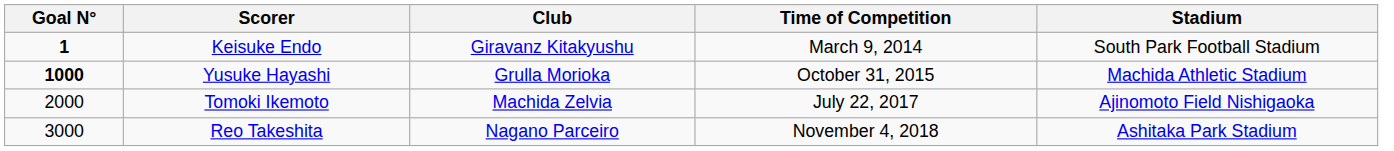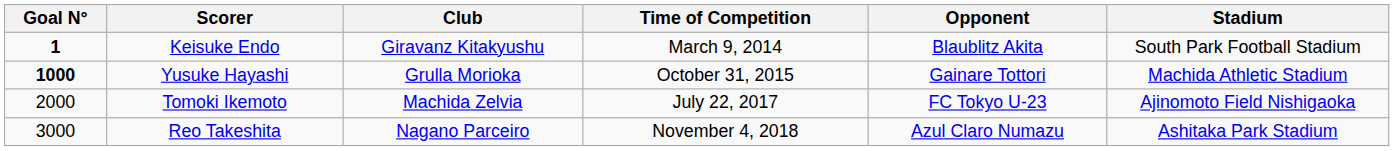+ column: (988, 18)
